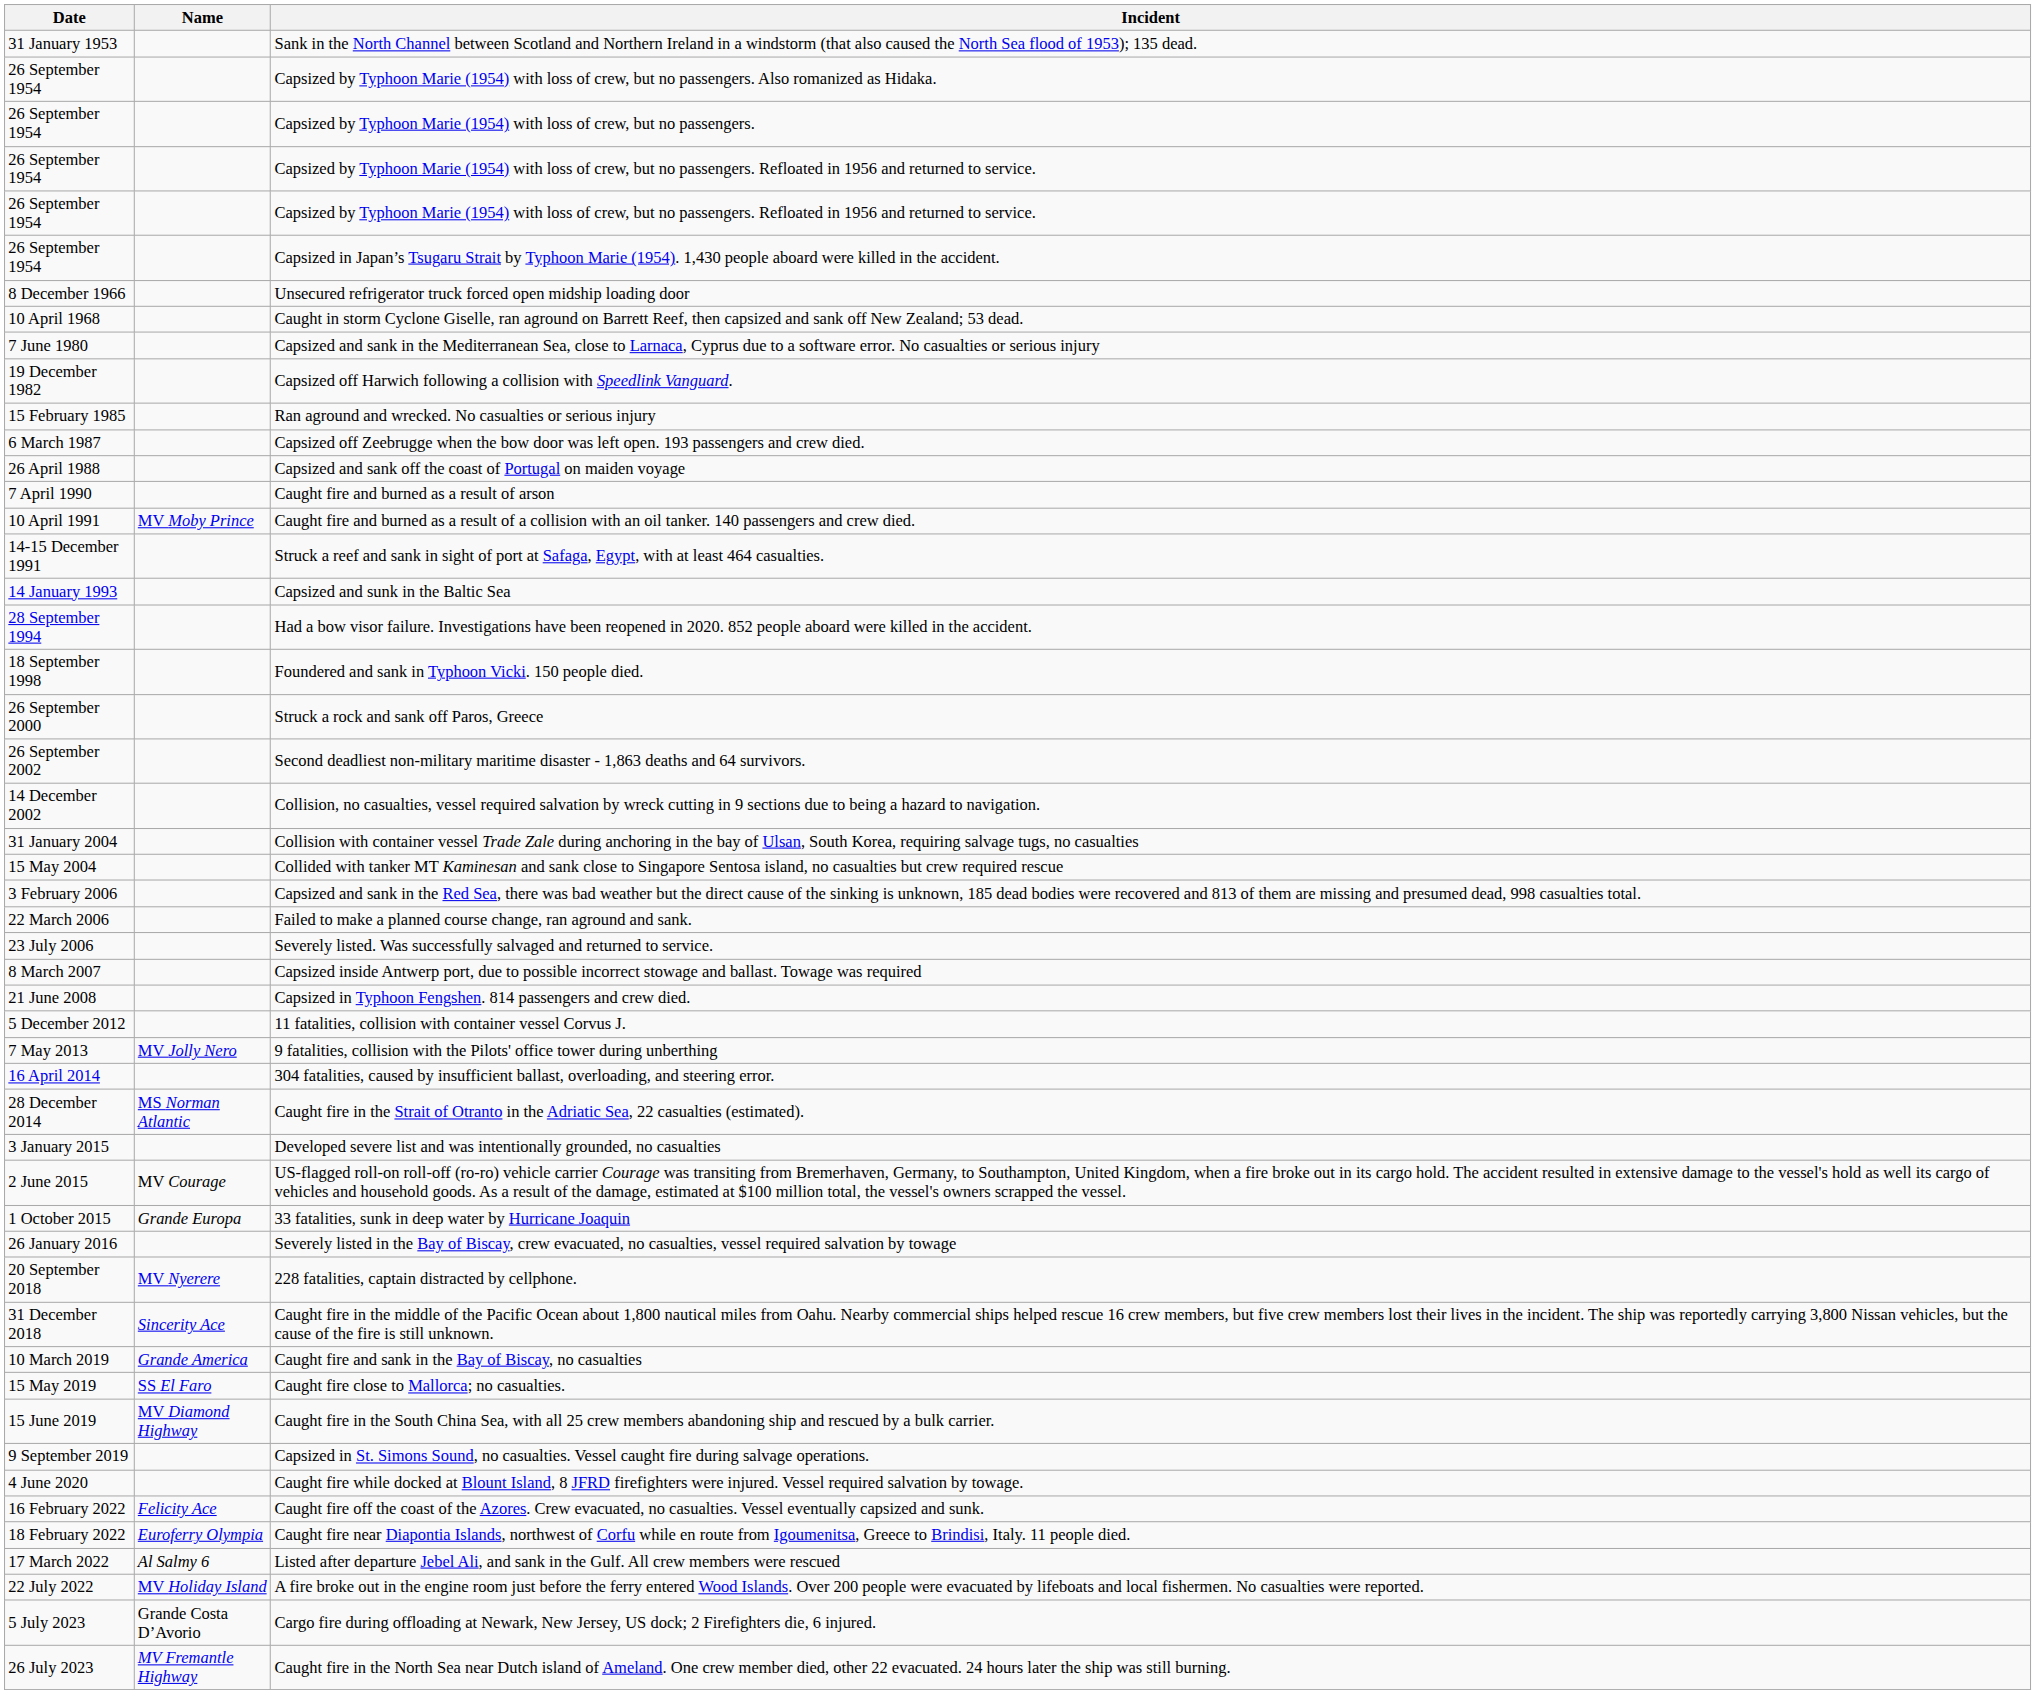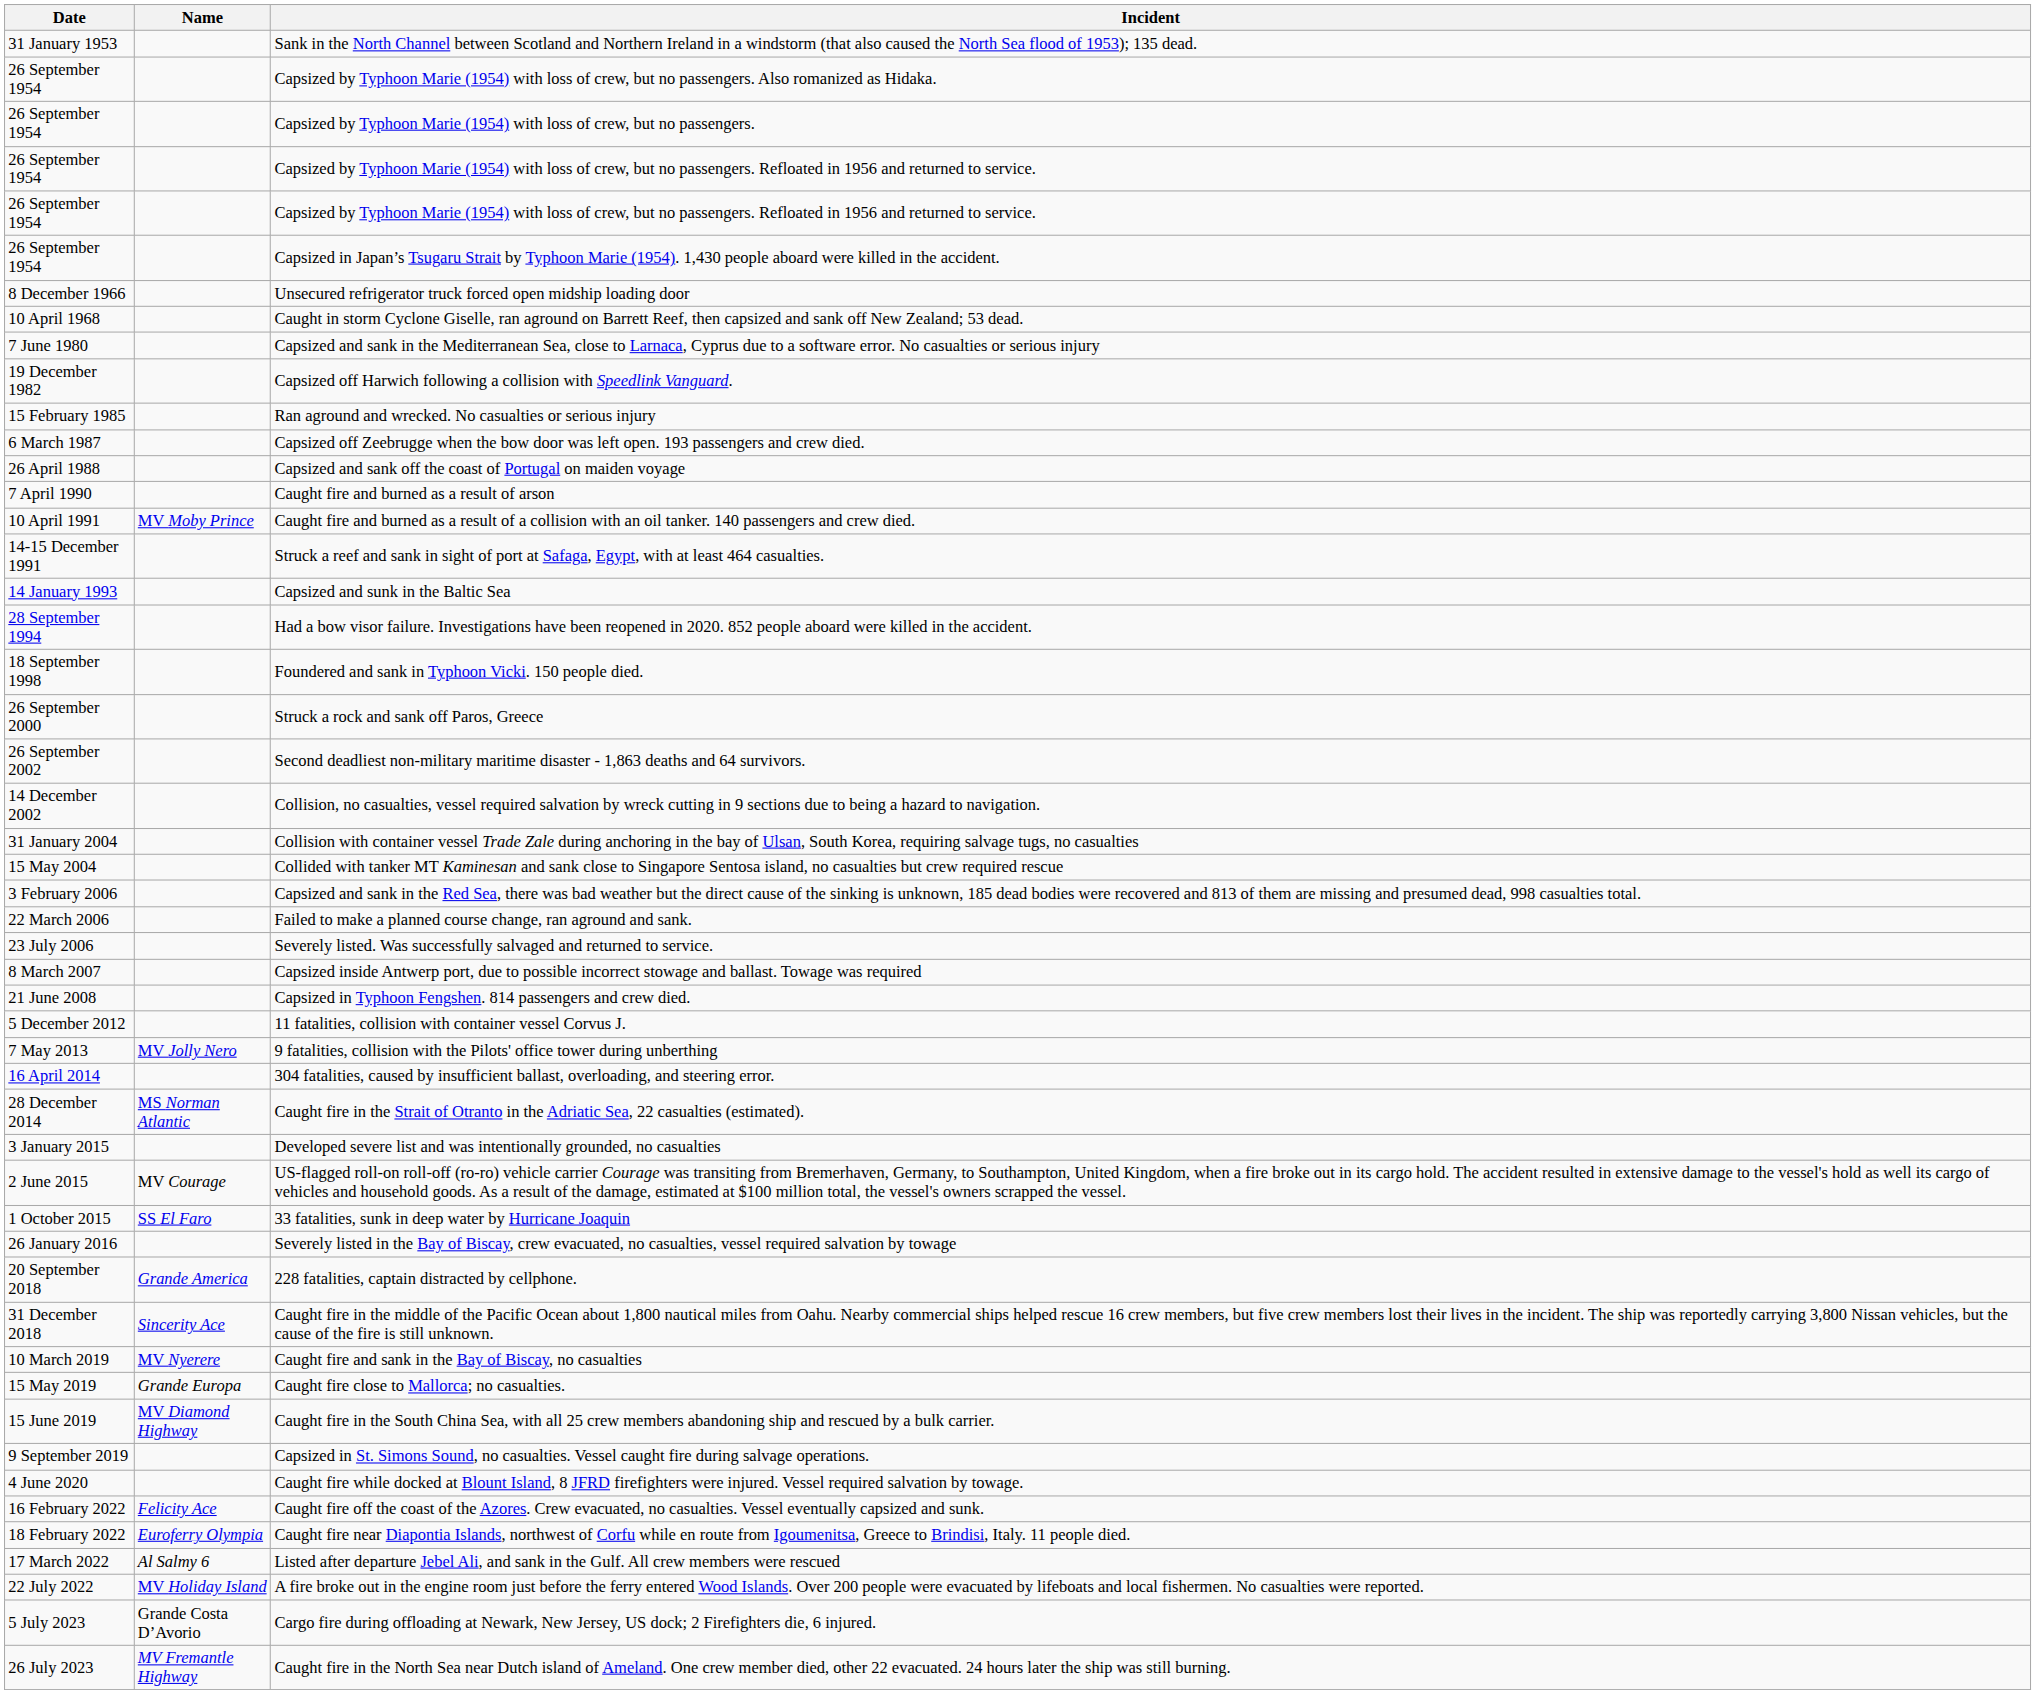(189, 1218) Grande Europa -> (175, 1218) SS El Faro
(179, 1279) MV Nyerere -> (193, 1279) Grande America
(193, 1359) Grande America -> (179, 1359) MV Nyerere
(175, 1385) SS El Faro -> (189, 1385) Grande Europa
